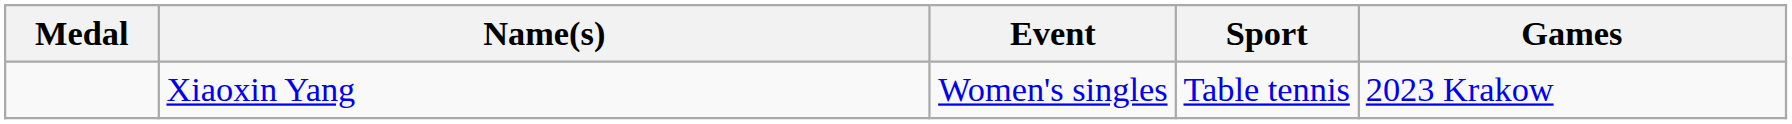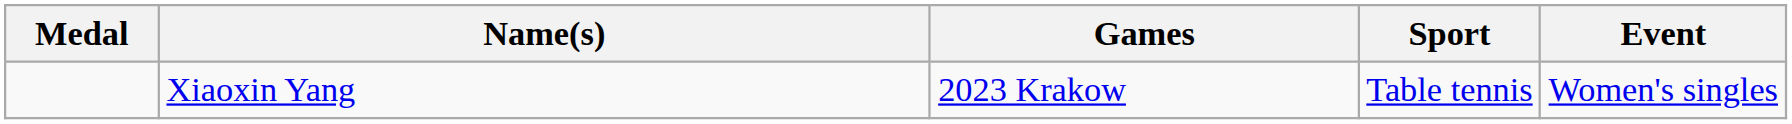columns swapped: (1572, 33) <-> (1053, 33)
